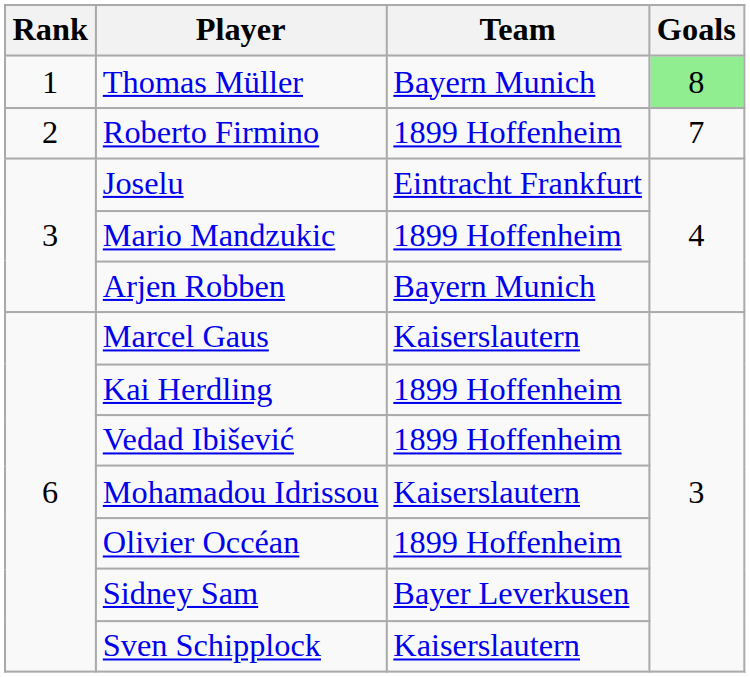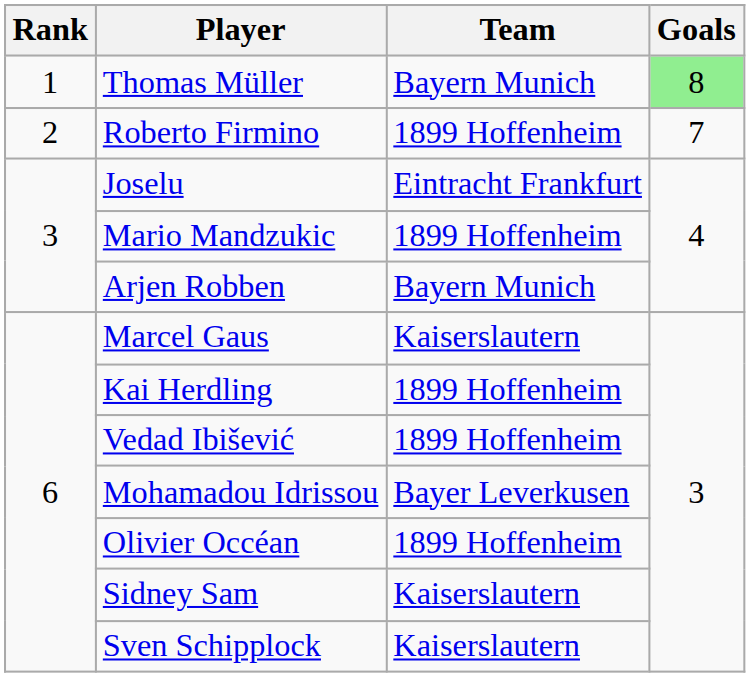(487, 491) Kaiserslautern -> (511, 491) Bayer Leverkusen
(511, 593) Bayer Leverkusen -> (487, 593) Kaiserslautern
